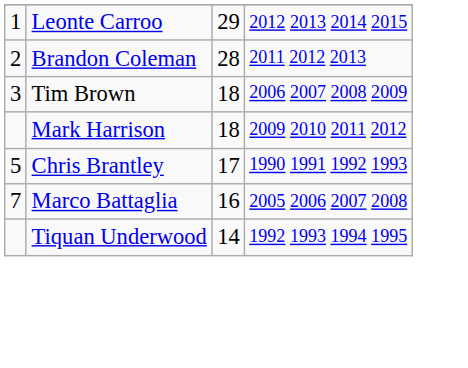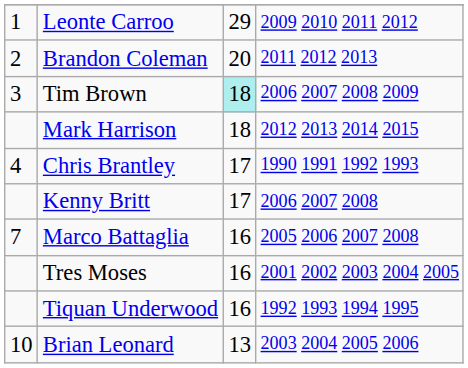(328, 22) 2012 2013 2014 2015 -> (339, 22) 2009 2010 2011 2012
(229, 58) 28 -> (240, 58) 20
(229, 93) no background -> (240, 93) paleturquoise background
(328, 129) 2009 2010 2011 2012 -> (340, 129) 2012 2013 2014 2015
(16, 165) 5 -> (16, 165) 4
+ row: (96, 201)
+ row: (95, 272)
(229, 237) 14 -> (240, 308) 16
+ row: (108, 344)
